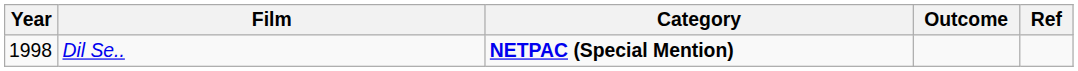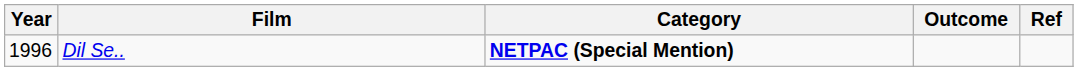(31, 50) 1998 -> (31, 50) 1996
